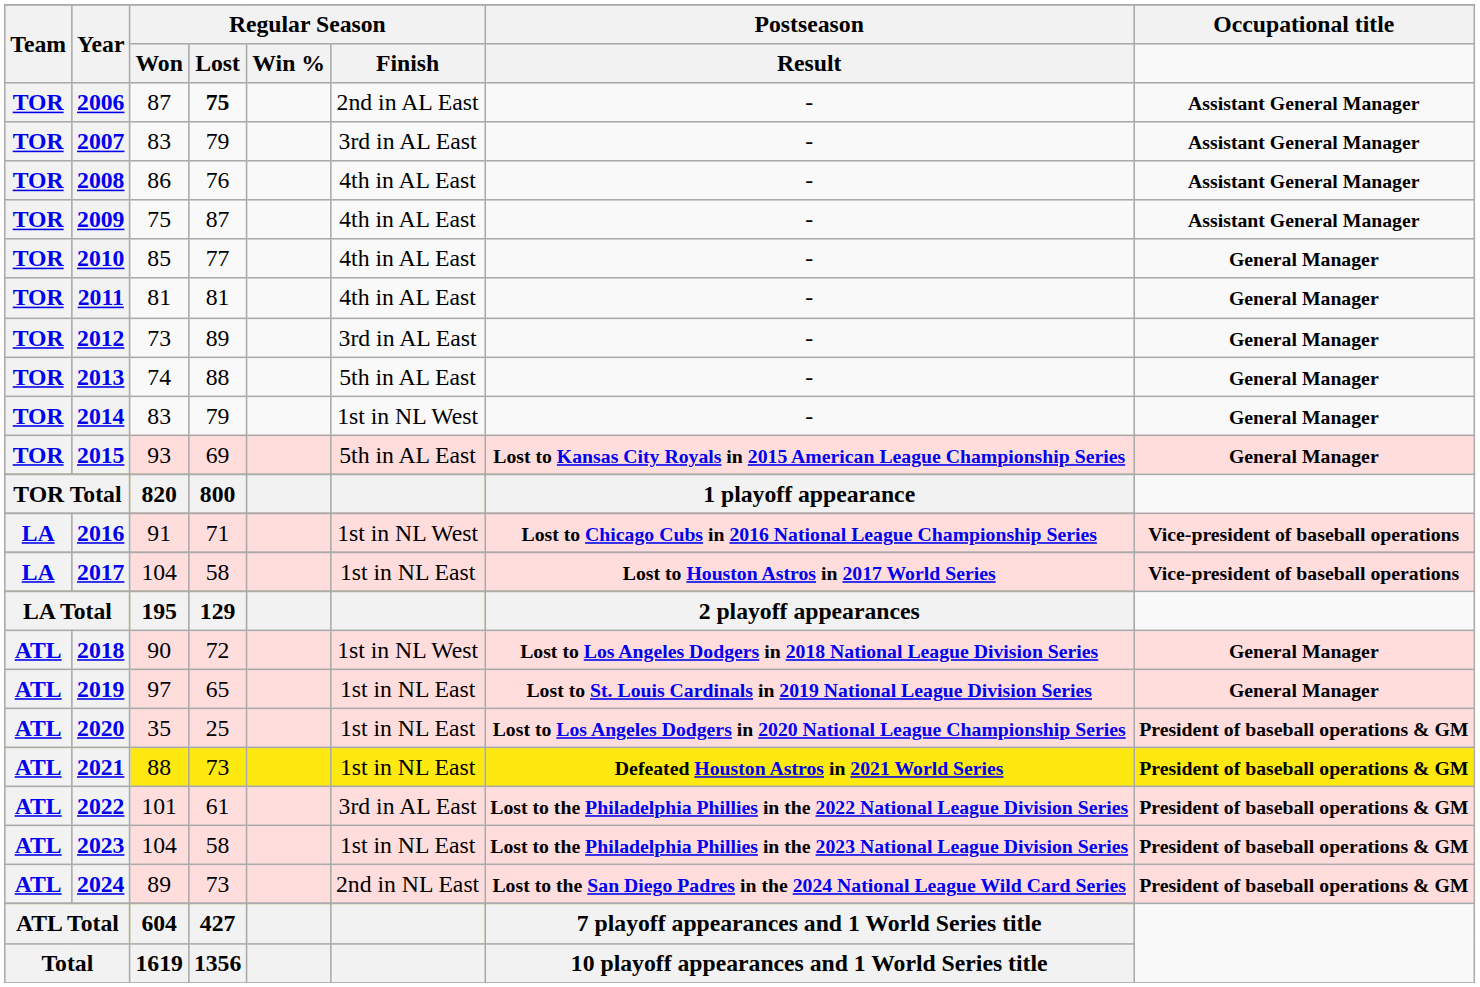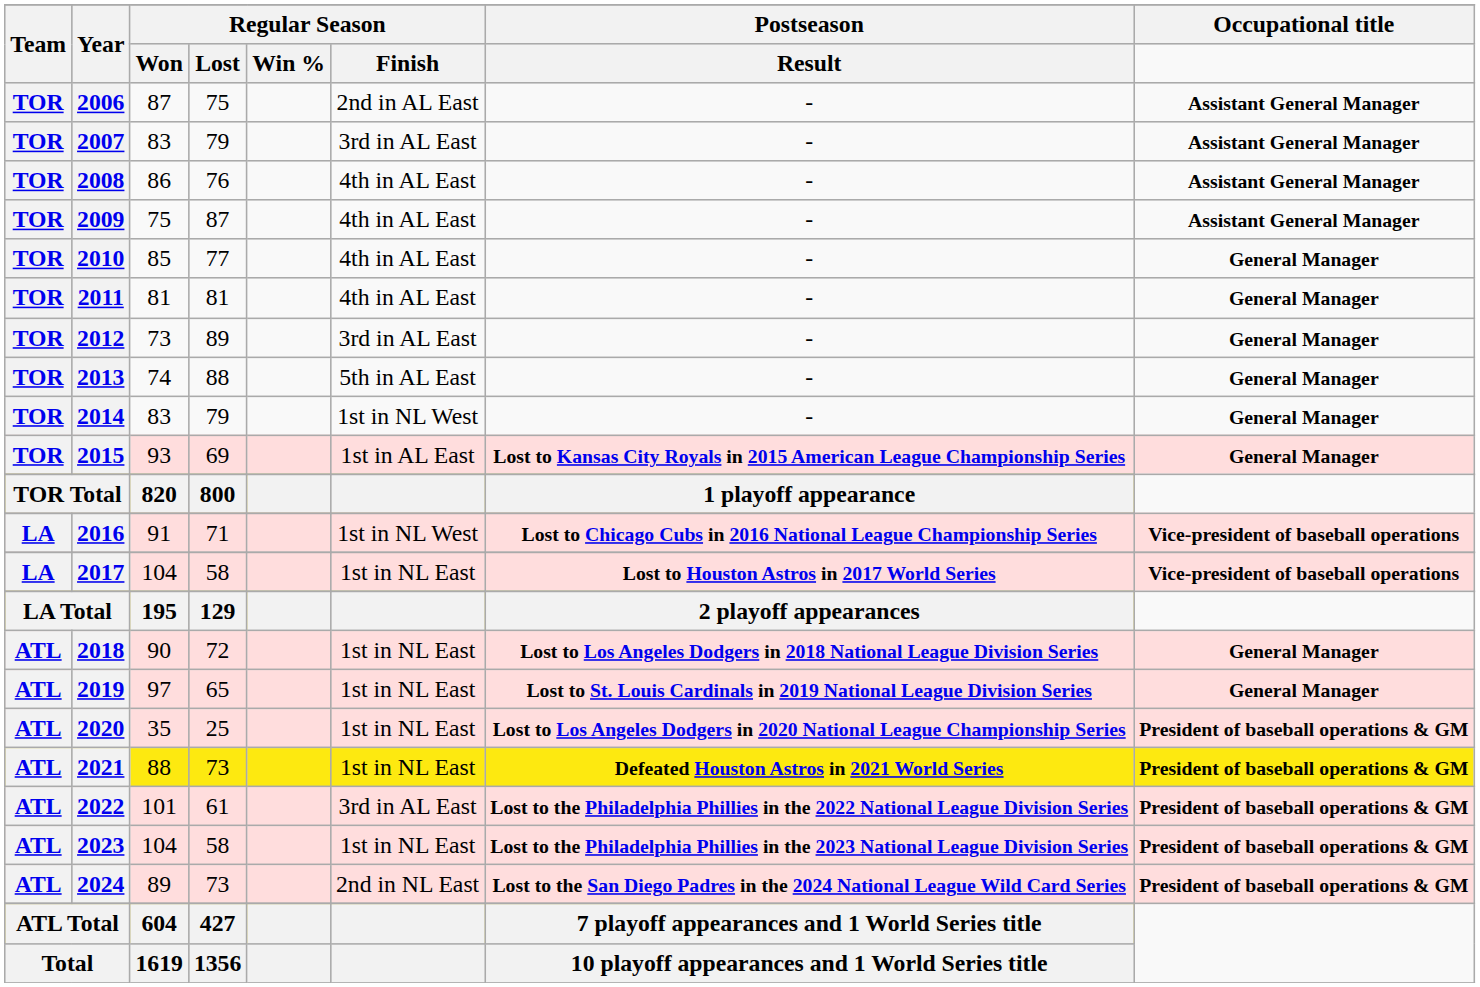(218, 102) bold -> (218, 102) normal
(408, 454) 5th in AL East -> (408, 454) 1st in AL East
(408, 649) 1st in NL West -> (408, 649) 1st in NL East
